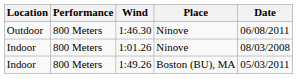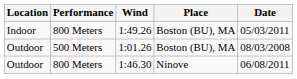rows swapped: (135, 30) <-> (135, 64)
(21, 47) Indoor -> (25, 47) Outdoor
(78, 47) 800 Meters -> (78, 47) 500 Meters
(172, 47) Ninove -> (196, 47) Boston (BU), MA
